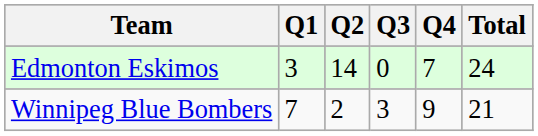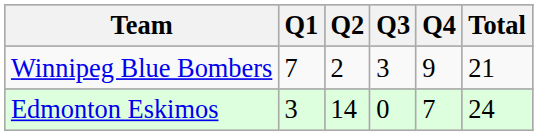rows swapped: (142, 109) <-> (115, 67)
